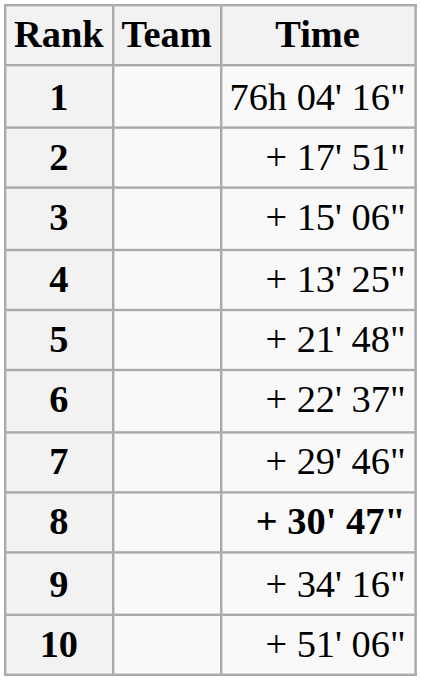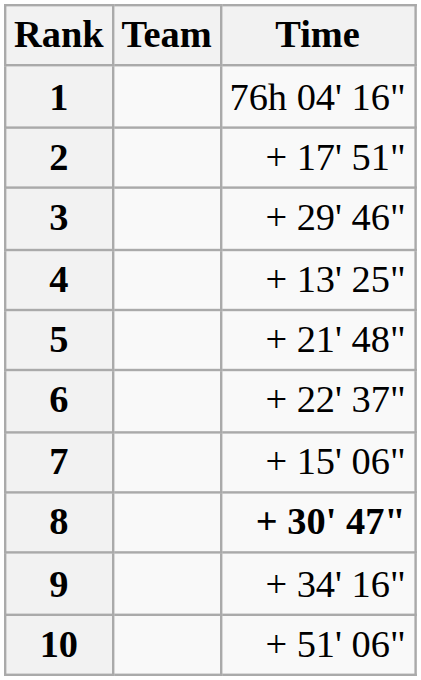(336, 217) + 15' 06" -> (336, 217) + 29' 46"
(336, 461) + 29' 46" -> (336, 461) + 15' 06"
